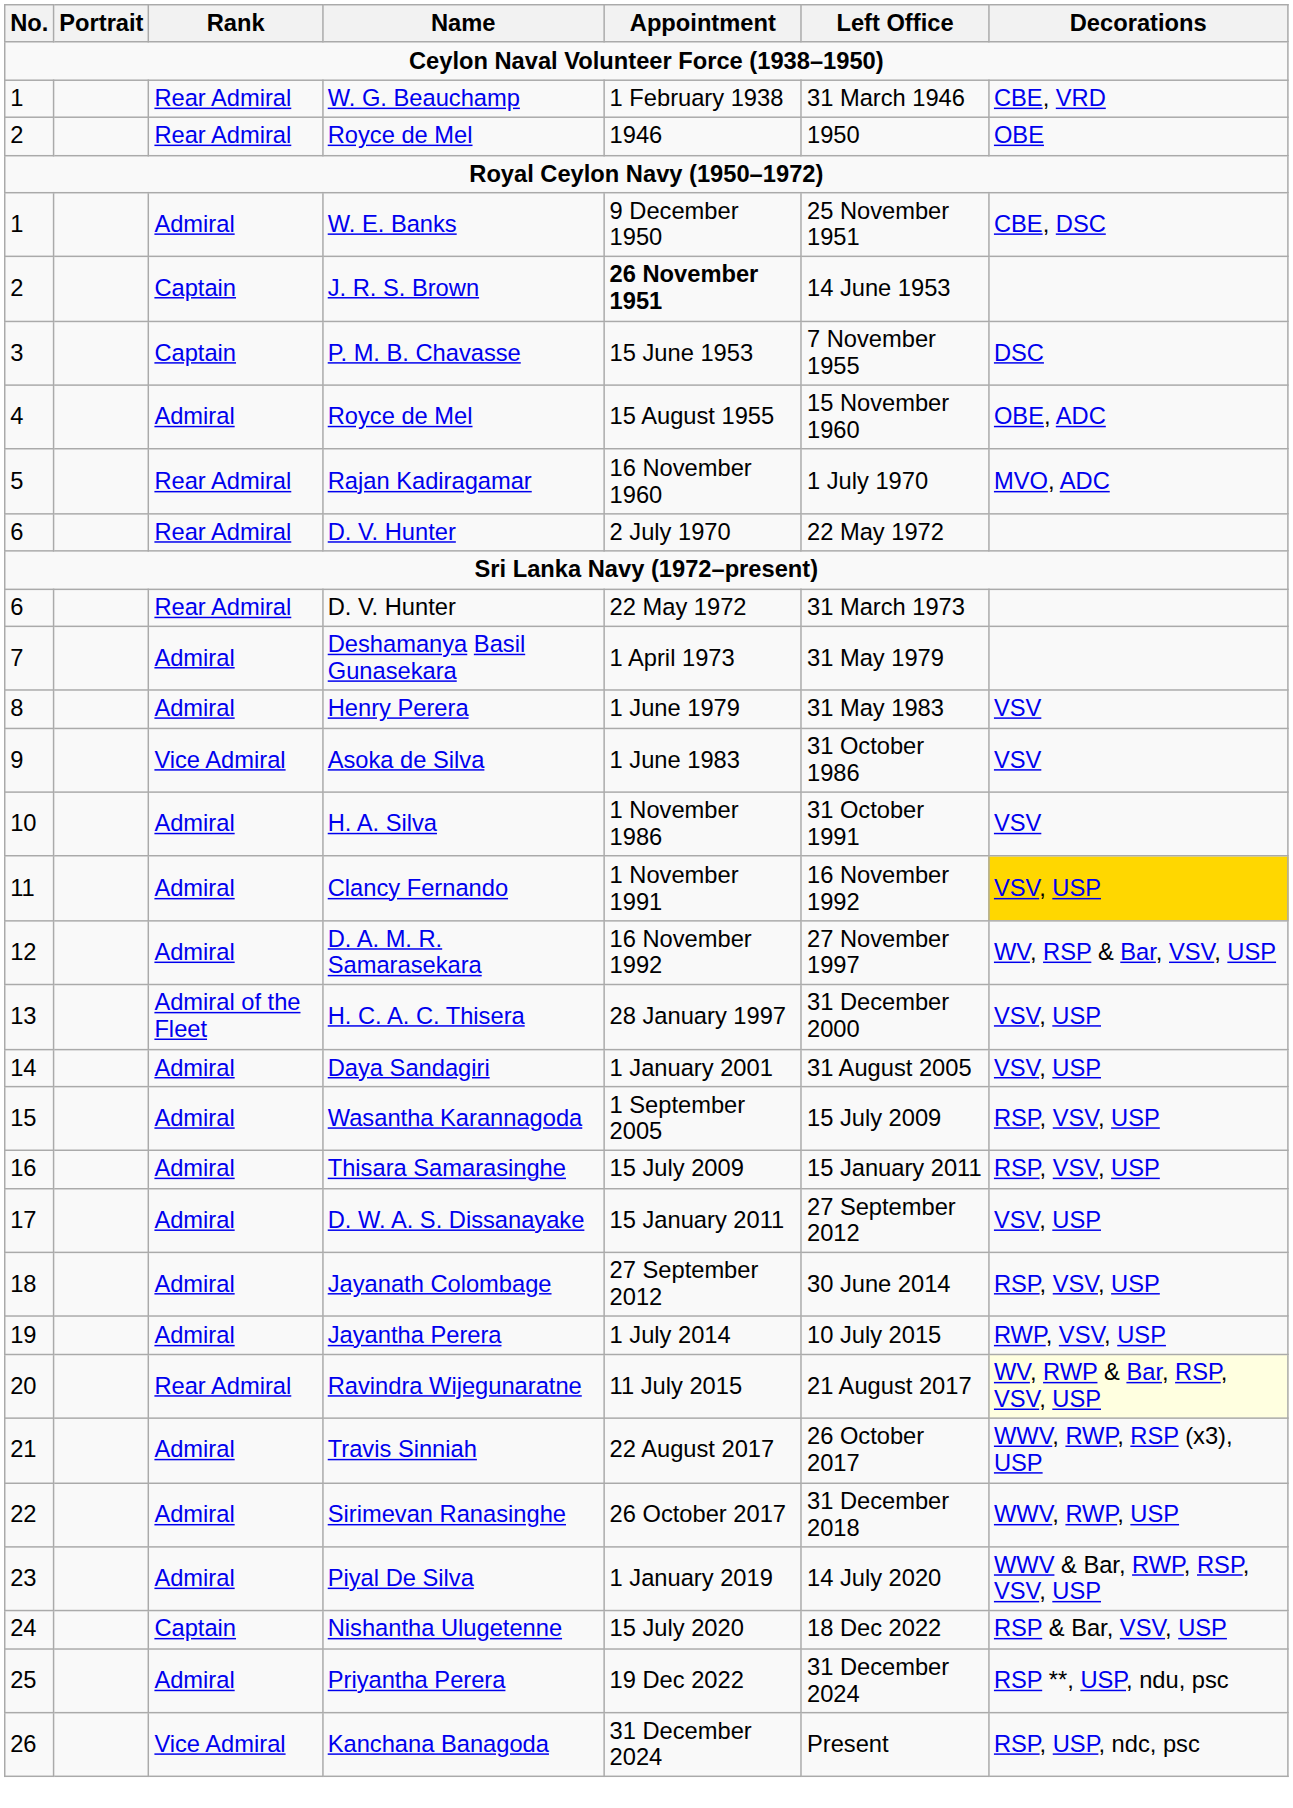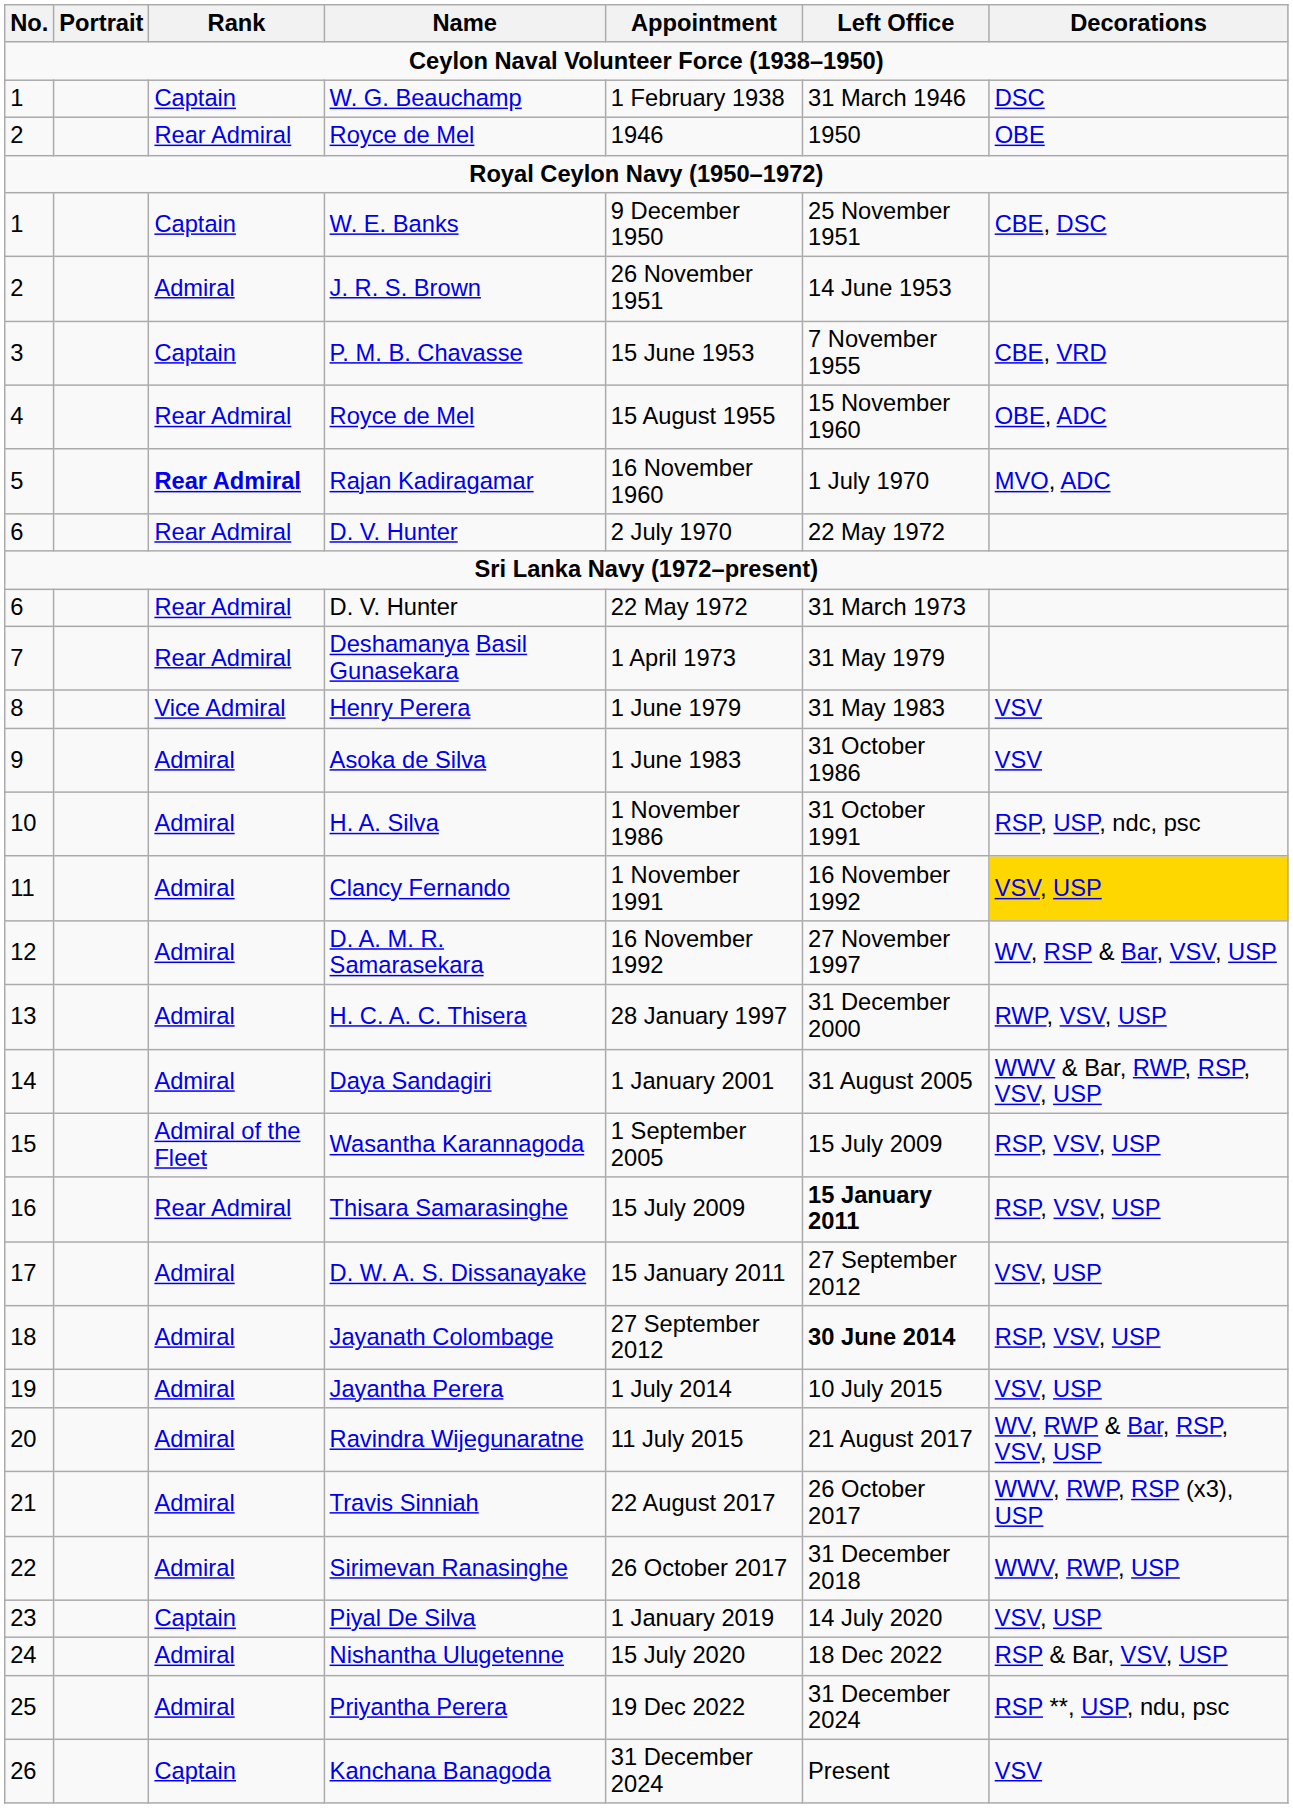(223, 98) Rear Admiral -> (195, 98) Captain
(1050, 98) CBE, VRD -> (1020, 98) DSC
(195, 224) Admiral -> (195, 224) Captain
(195, 288) Captain -> (195, 288) Admiral
(684, 288) bold -> (682, 288) normal
(1019, 352) DSC -> (1051, 352) CBE, VRD
(195, 416) Admiral -> (223, 416) Rear Admiral
(223, 481) normal -> (228, 481) bold
(195, 658) Admiral -> (223, 658) Rear Admiral
(195, 708) Admiral -> (220, 708) Vice Admiral
(220, 759) Vice Admiral -> (195, 759) Admiral
(1018, 823) VSV -> (1098, 823) RSP, USP, ndc, psc
(227, 1016) Admiral of the Fleet -> (195, 1016) Admiral
(1047, 1016) VSV, USP -> (1081, 1016) RWP, VSV, USP
(1047, 1067) VSV, USP -> (1122, 1080) WWV & Bar, RWP, RSP, VSV, USP
(195, 1118) Admiral -> (227, 1144) Admiral of the Fleet
(195, 1169) Admiral -> (223, 1209) Rear Admiral
(894, 1169) normal -> (870, 1209) bold
(879, 1284) normal -> (882, 1337) bold
(1080, 1335) RWP, VSV, USP -> (1048, 1388) VSV, USP
(223, 1385) Rear Admiral -> (195, 1439) Admiral
(1111, 1385) lightyellow background -> (1111, 1439) no background
(195, 1578) Admiral -> (195, 1618) Captain
(1122, 1578) WWV & Bar, RWP, RSP, VSV, USP -> (1048, 1618) VSV, USP
(195, 1629) Captain -> (195, 1656) Admiral
(220, 1744) Vice Admiral -> (195, 1771) Captain
(1097, 1744) RSP, USP, ndc, psc -> (1018, 1771) VSV
